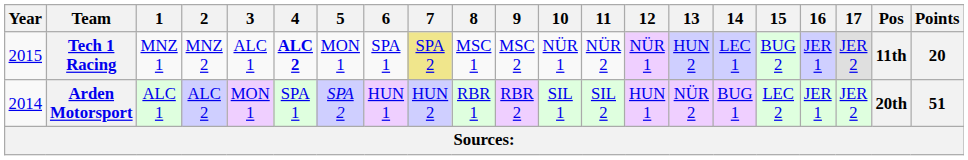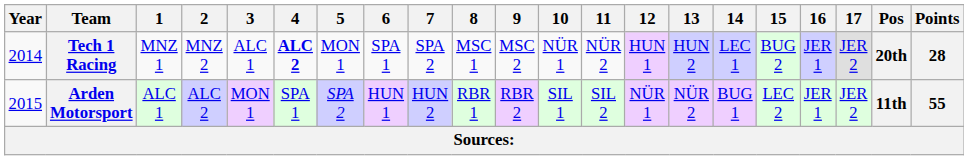(25, 55) 2015 -> (25, 55) 2014
(430, 55) khaki background -> (430, 55) no background
(647, 55) NÜR 1 -> (647, 55) HUN 1
(891, 55) 11th -> (891, 55) 20th
(937, 55) 20 -> (937, 55) 28
(25, 102) 2014 -> (25, 102) 2015
(647, 102) HUN 1 -> (647, 102) NÜR 1
(891, 102) 20th -> (891, 102) 11th
(937, 102) 51 -> (937, 102) 55
